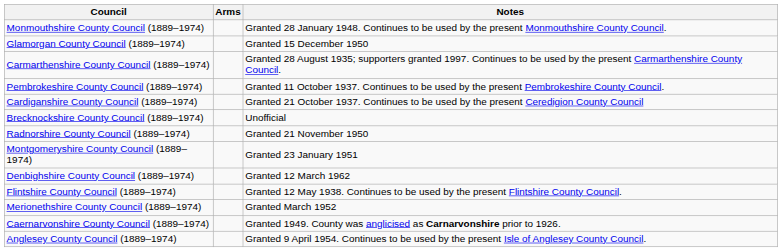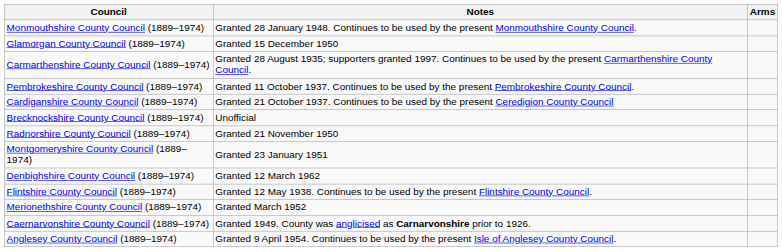columns swapped: (228, 12) <-> (510, 12)
